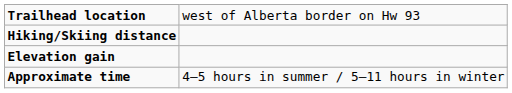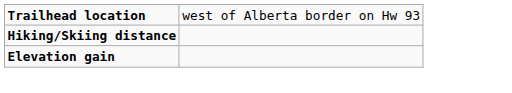- row: (69, 77)
